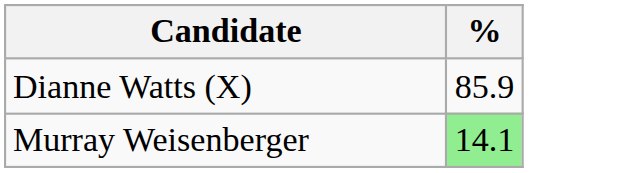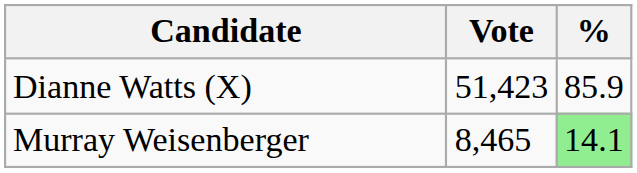+ column: (501, 31)
